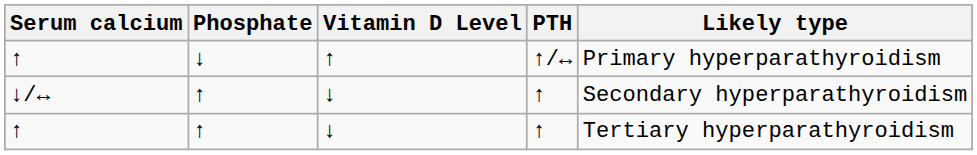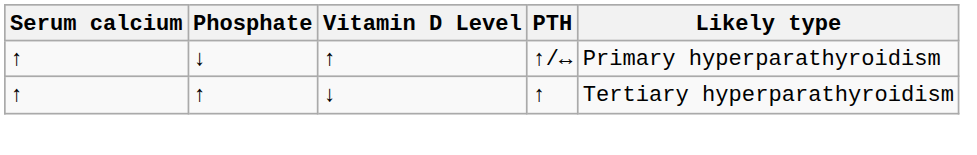- row: (30, 95)
